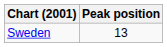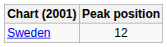(121, 33) 13 -> (121, 33) 12
